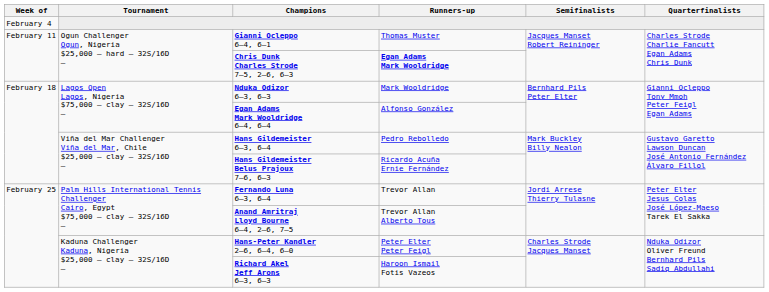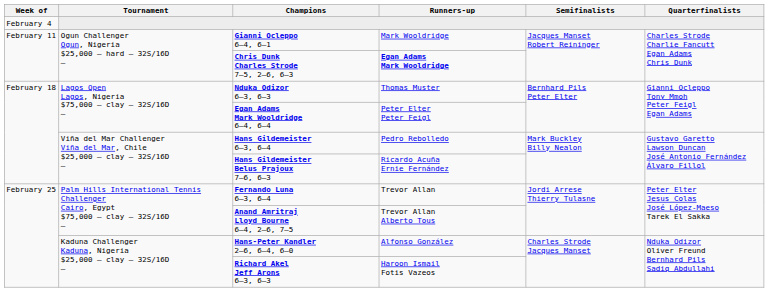(410, 36) Thomas Muster -> (415, 36) Mark Wooldridge
(415, 87) Mark Wooldridge -> (410, 87) Thomas Muster
(417, 109) Alfonso González -> (406, 113) Peter Elter Peter Feigl
(406, 246) Peter Elter Peter Feigl -> (417, 242) Alfonso González
